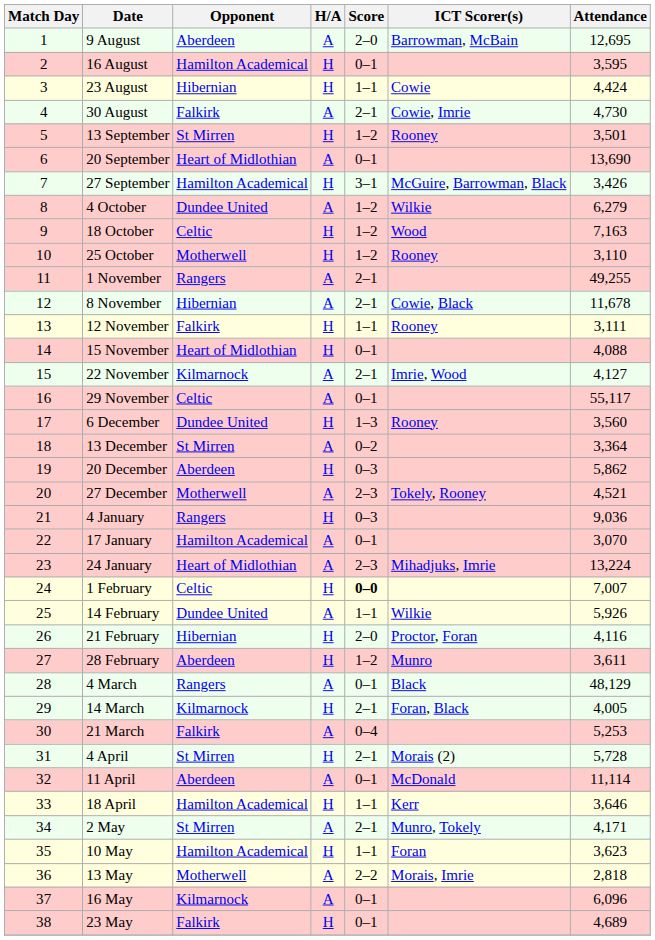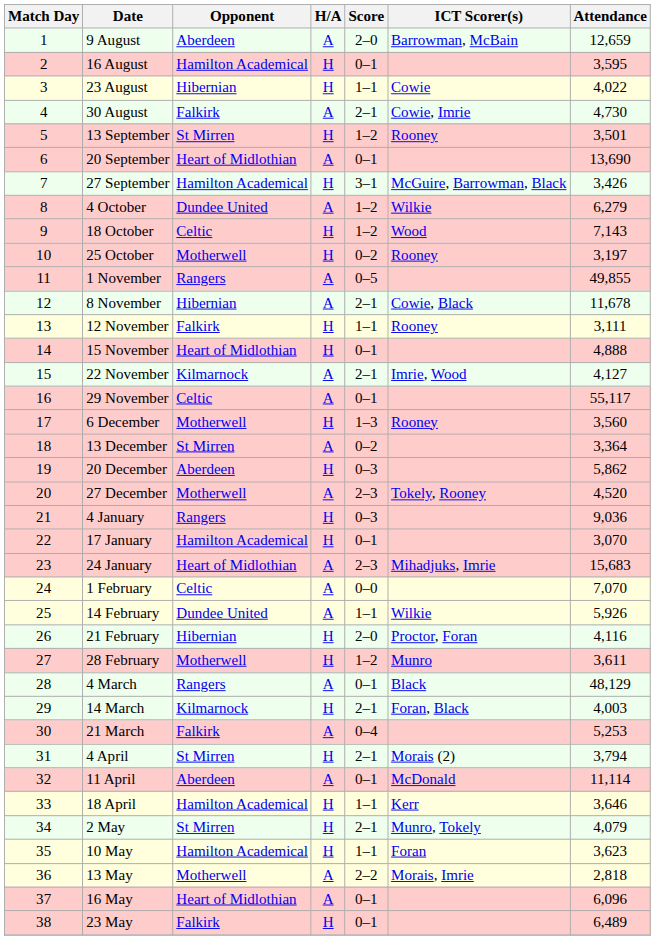(610, 40) 12,695 -> (610, 40) 12,659
(610, 87) 4,424 -> (610, 87) 4,022
(610, 231) 7,163 -> (610, 231) 7,143
(366, 254) 1–2 -> (366, 254) 0–2
(610, 254) 3,110 -> (610, 254) 3,197
(366, 278) 2–1 -> (366, 278) 0–5
(610, 278) 49,255 -> (610, 278) 49,855
(610, 350) 4,088 -> (610, 350) 4,888
(222, 421) Dundee United -> (211, 421) Motherwell
(610, 493) 4,521 -> (610, 493) 4,520
(328, 541) A -> (328, 541) H
(610, 565) 13,224 -> (610, 565) 15,683
(328, 588) H -> (328, 588) A
(366, 588) bold -> (366, 588) normal
(610, 588) 7,007 -> (610, 588) 7,070
(206, 660) Aberdeen -> (211, 660) Motherwell
(610, 708) 4,005 -> (610, 708) 4,003
(610, 755) 5,728 -> (610, 755) 3,794
(328, 827) A -> (328, 827) H
(610, 827) 4,171 -> (610, 827) 4,079
(212, 898) Kilmarnock -> (236, 898) Heart of Midlothian
(610, 922) 4,689 -> (610, 922) 6,489
